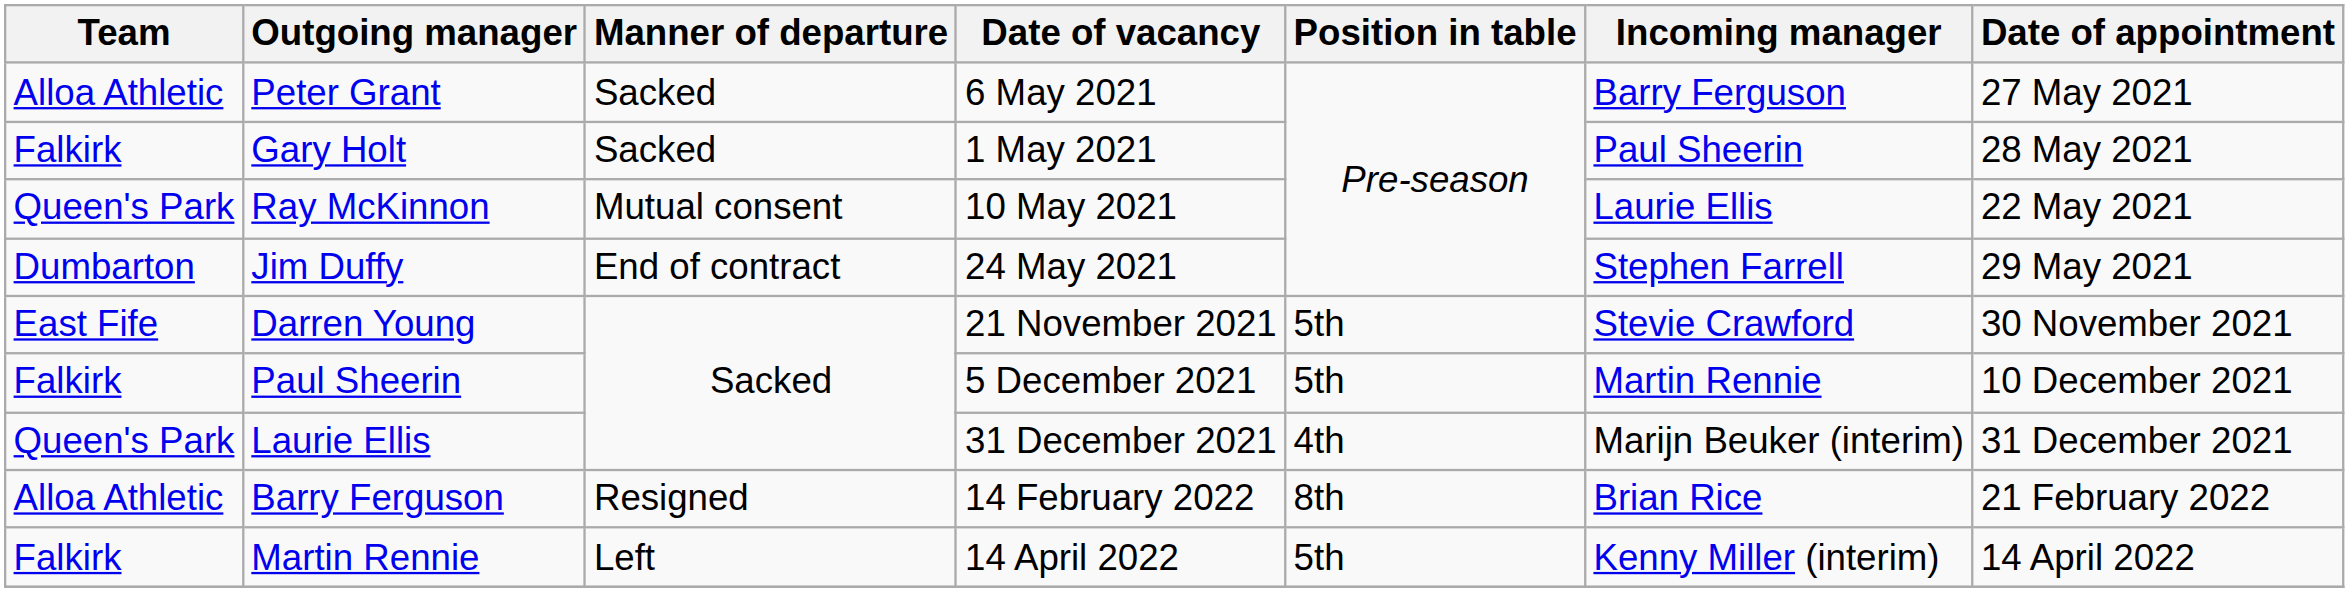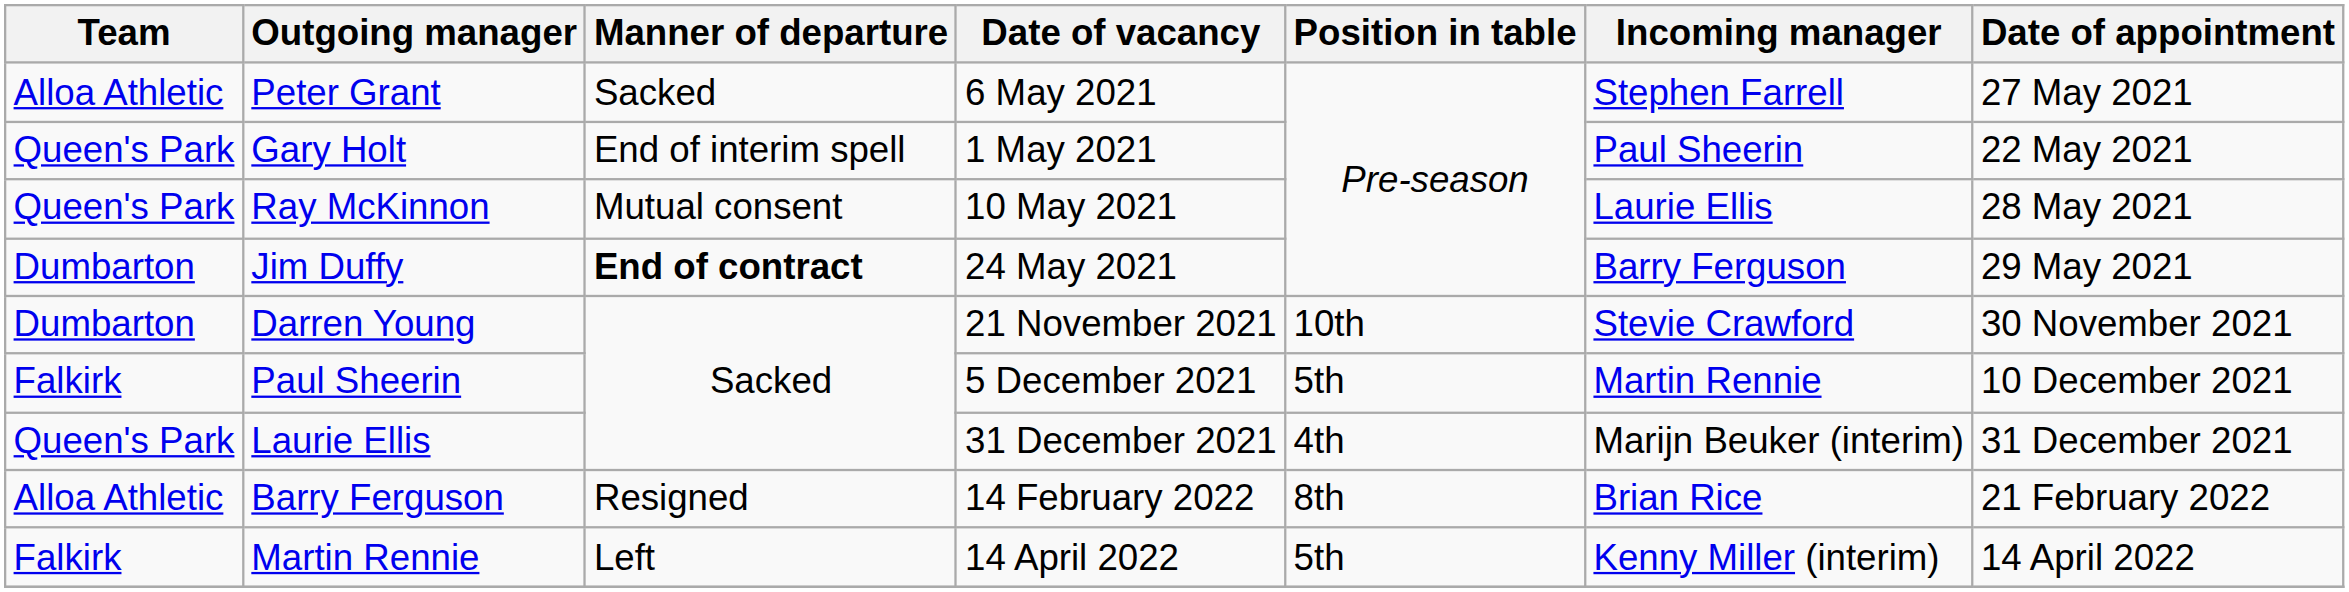(1720, 91) Barry Ferguson -> (1719, 91) Stephen Farrell
(68, 149) Falkirk -> (124, 149) Queen's Park
(655, 149) Sacked -> (750, 149) End of interim spell
(2087, 149) 28 May 2021 -> (2087, 149) 22 May 2021
(2087, 207) 22 May 2021 -> (2087, 207) 28 May 2021
(717, 265) normal -> (728, 265) bold
(1719, 265) Stephen Farrell -> (1720, 265) Barry Ferguson
(86, 324) East Fife -> (104, 324) Dumbarton
(1319, 324) 5th -> (1329, 324) 10th
